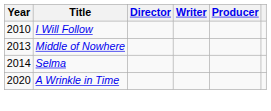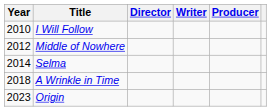(19, 47) 2013 -> (19, 47) 2012
(19, 81) 2020 -> (19, 81) 2018
+ row: (50, 98)
